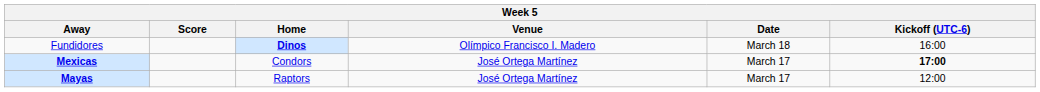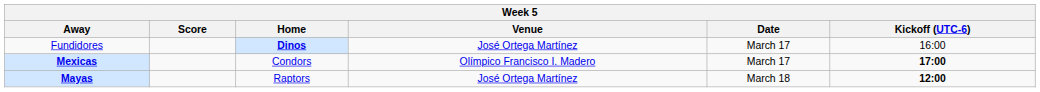(527, 45) Olímpico Francisco I. Madero -> (527, 45) José Ortega Martínez
(768, 45) March 18 -> (768, 45) March 17
(527, 62) José Ortega Martínez -> (527, 62) Olímpico Francisco I. Madero
(768, 78) March 17 -> (768, 78) March 18
(933, 78) normal -> (933, 78) bold
